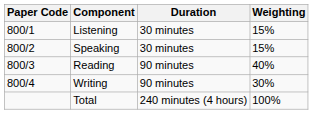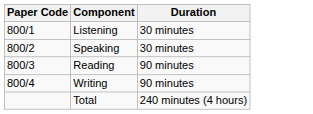- column: (279, 13)
